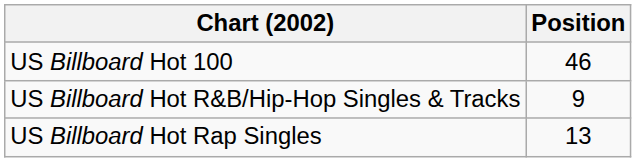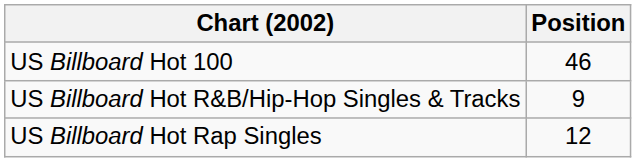(578, 136) 13 -> (578, 136) 12
